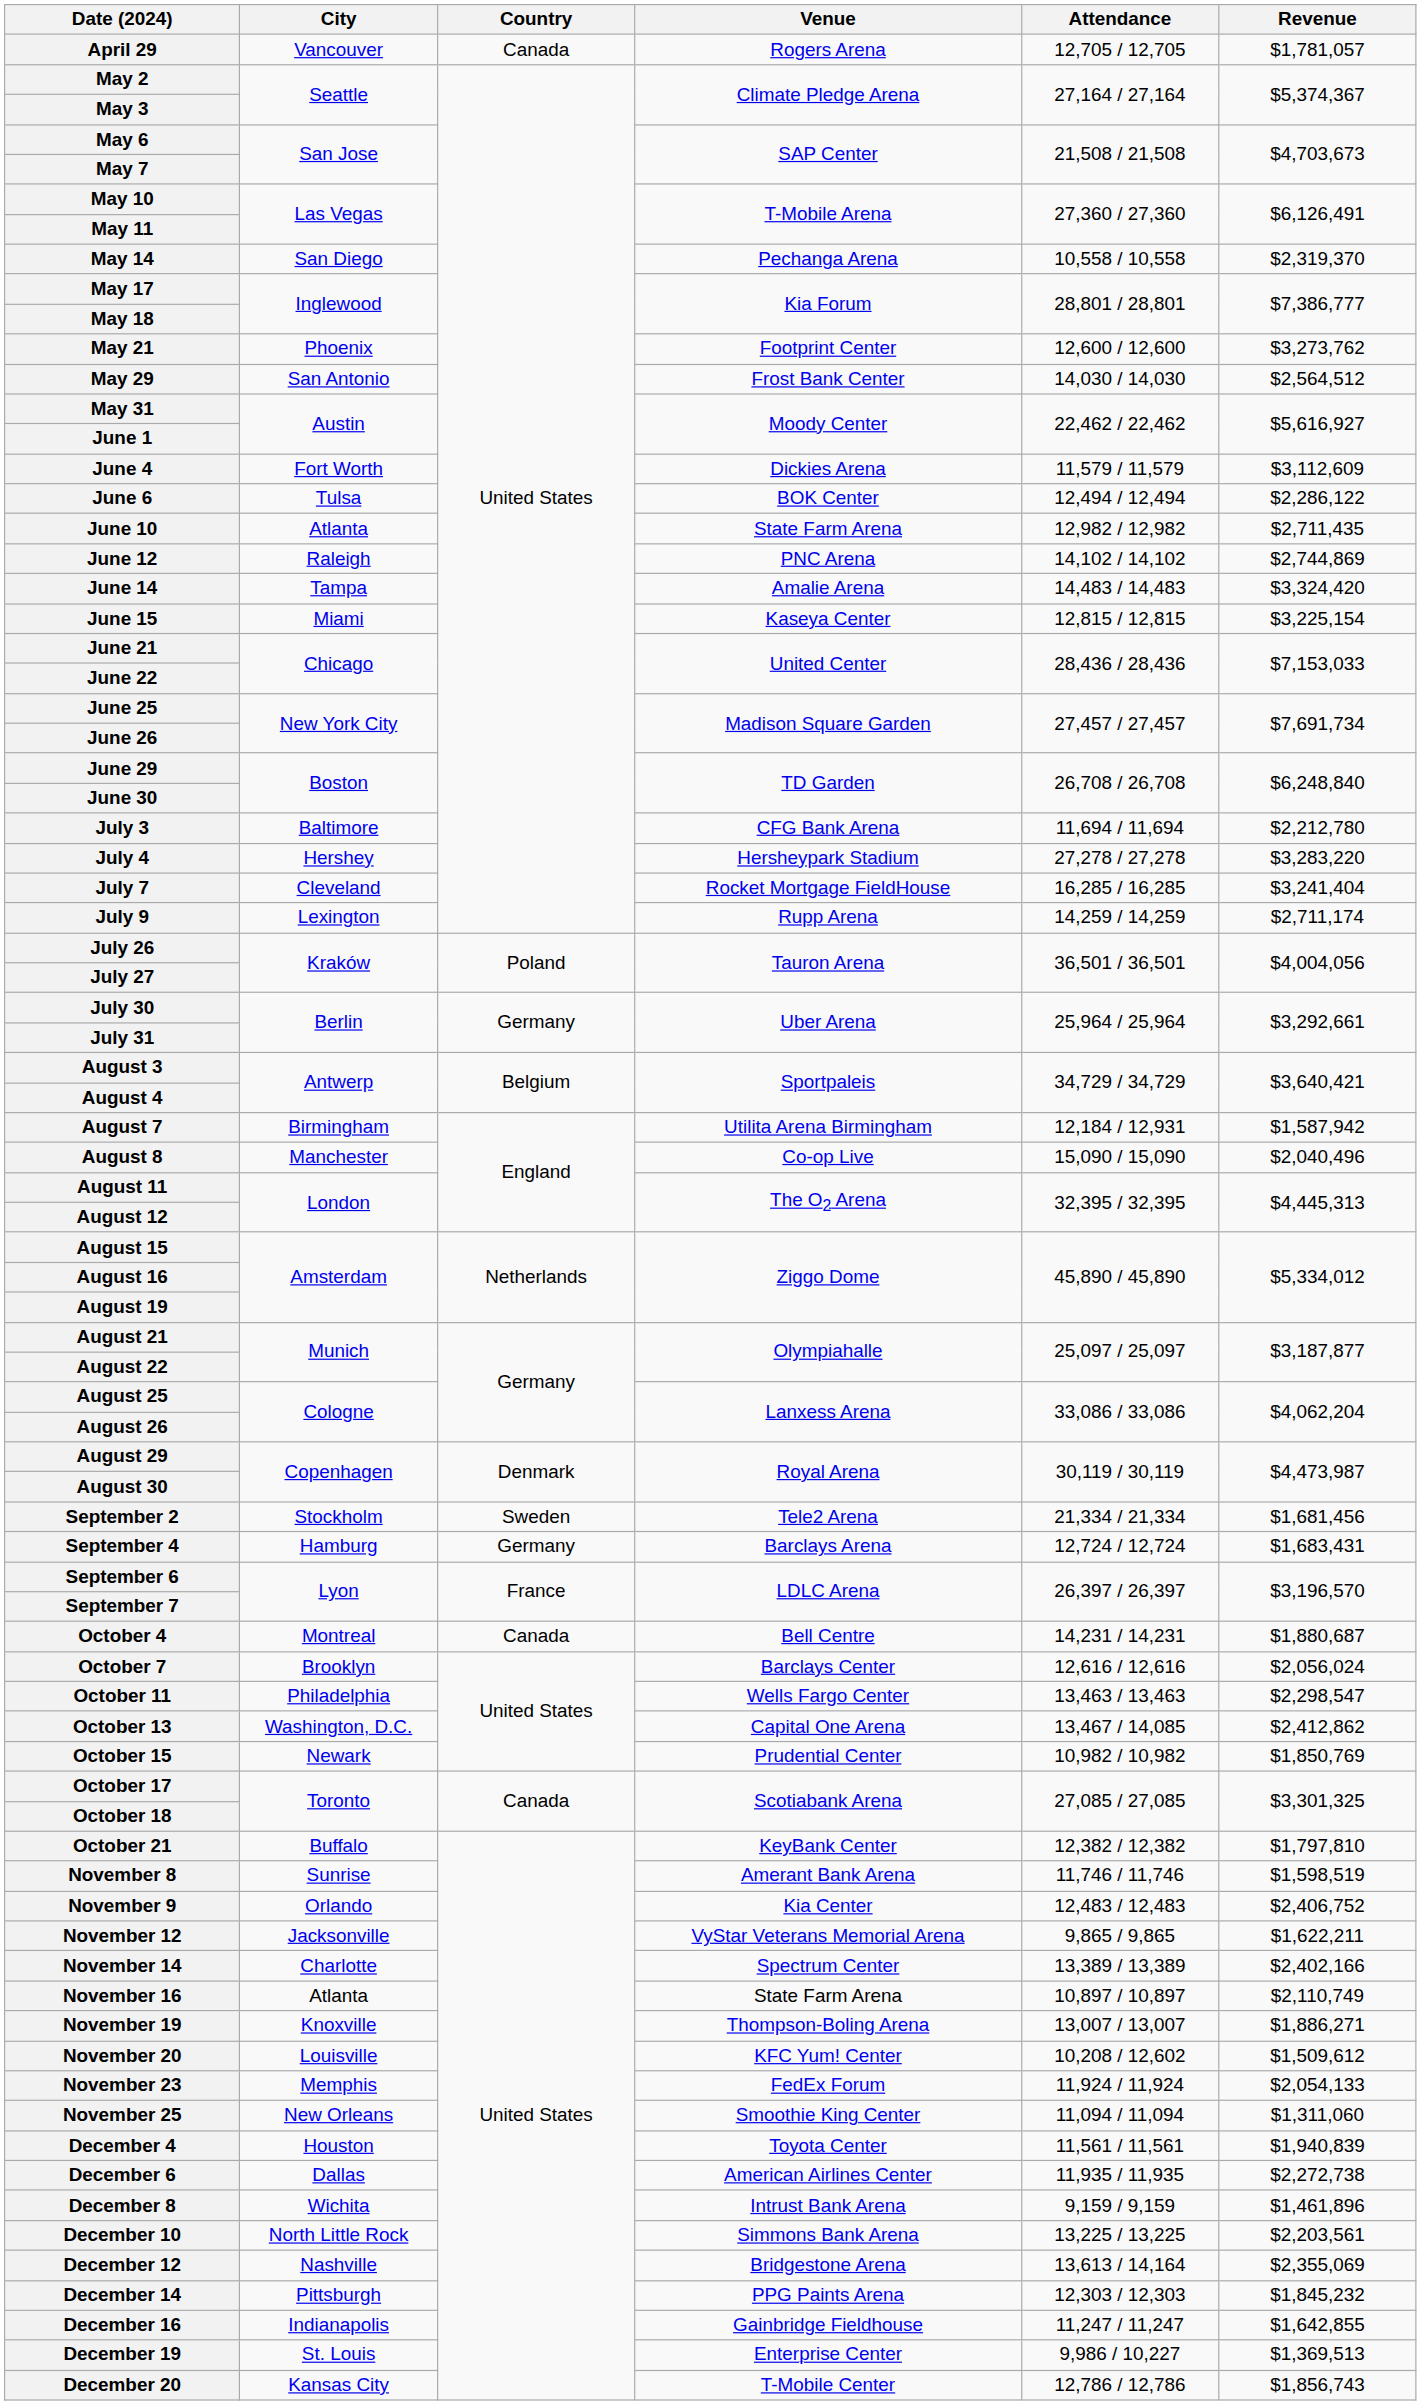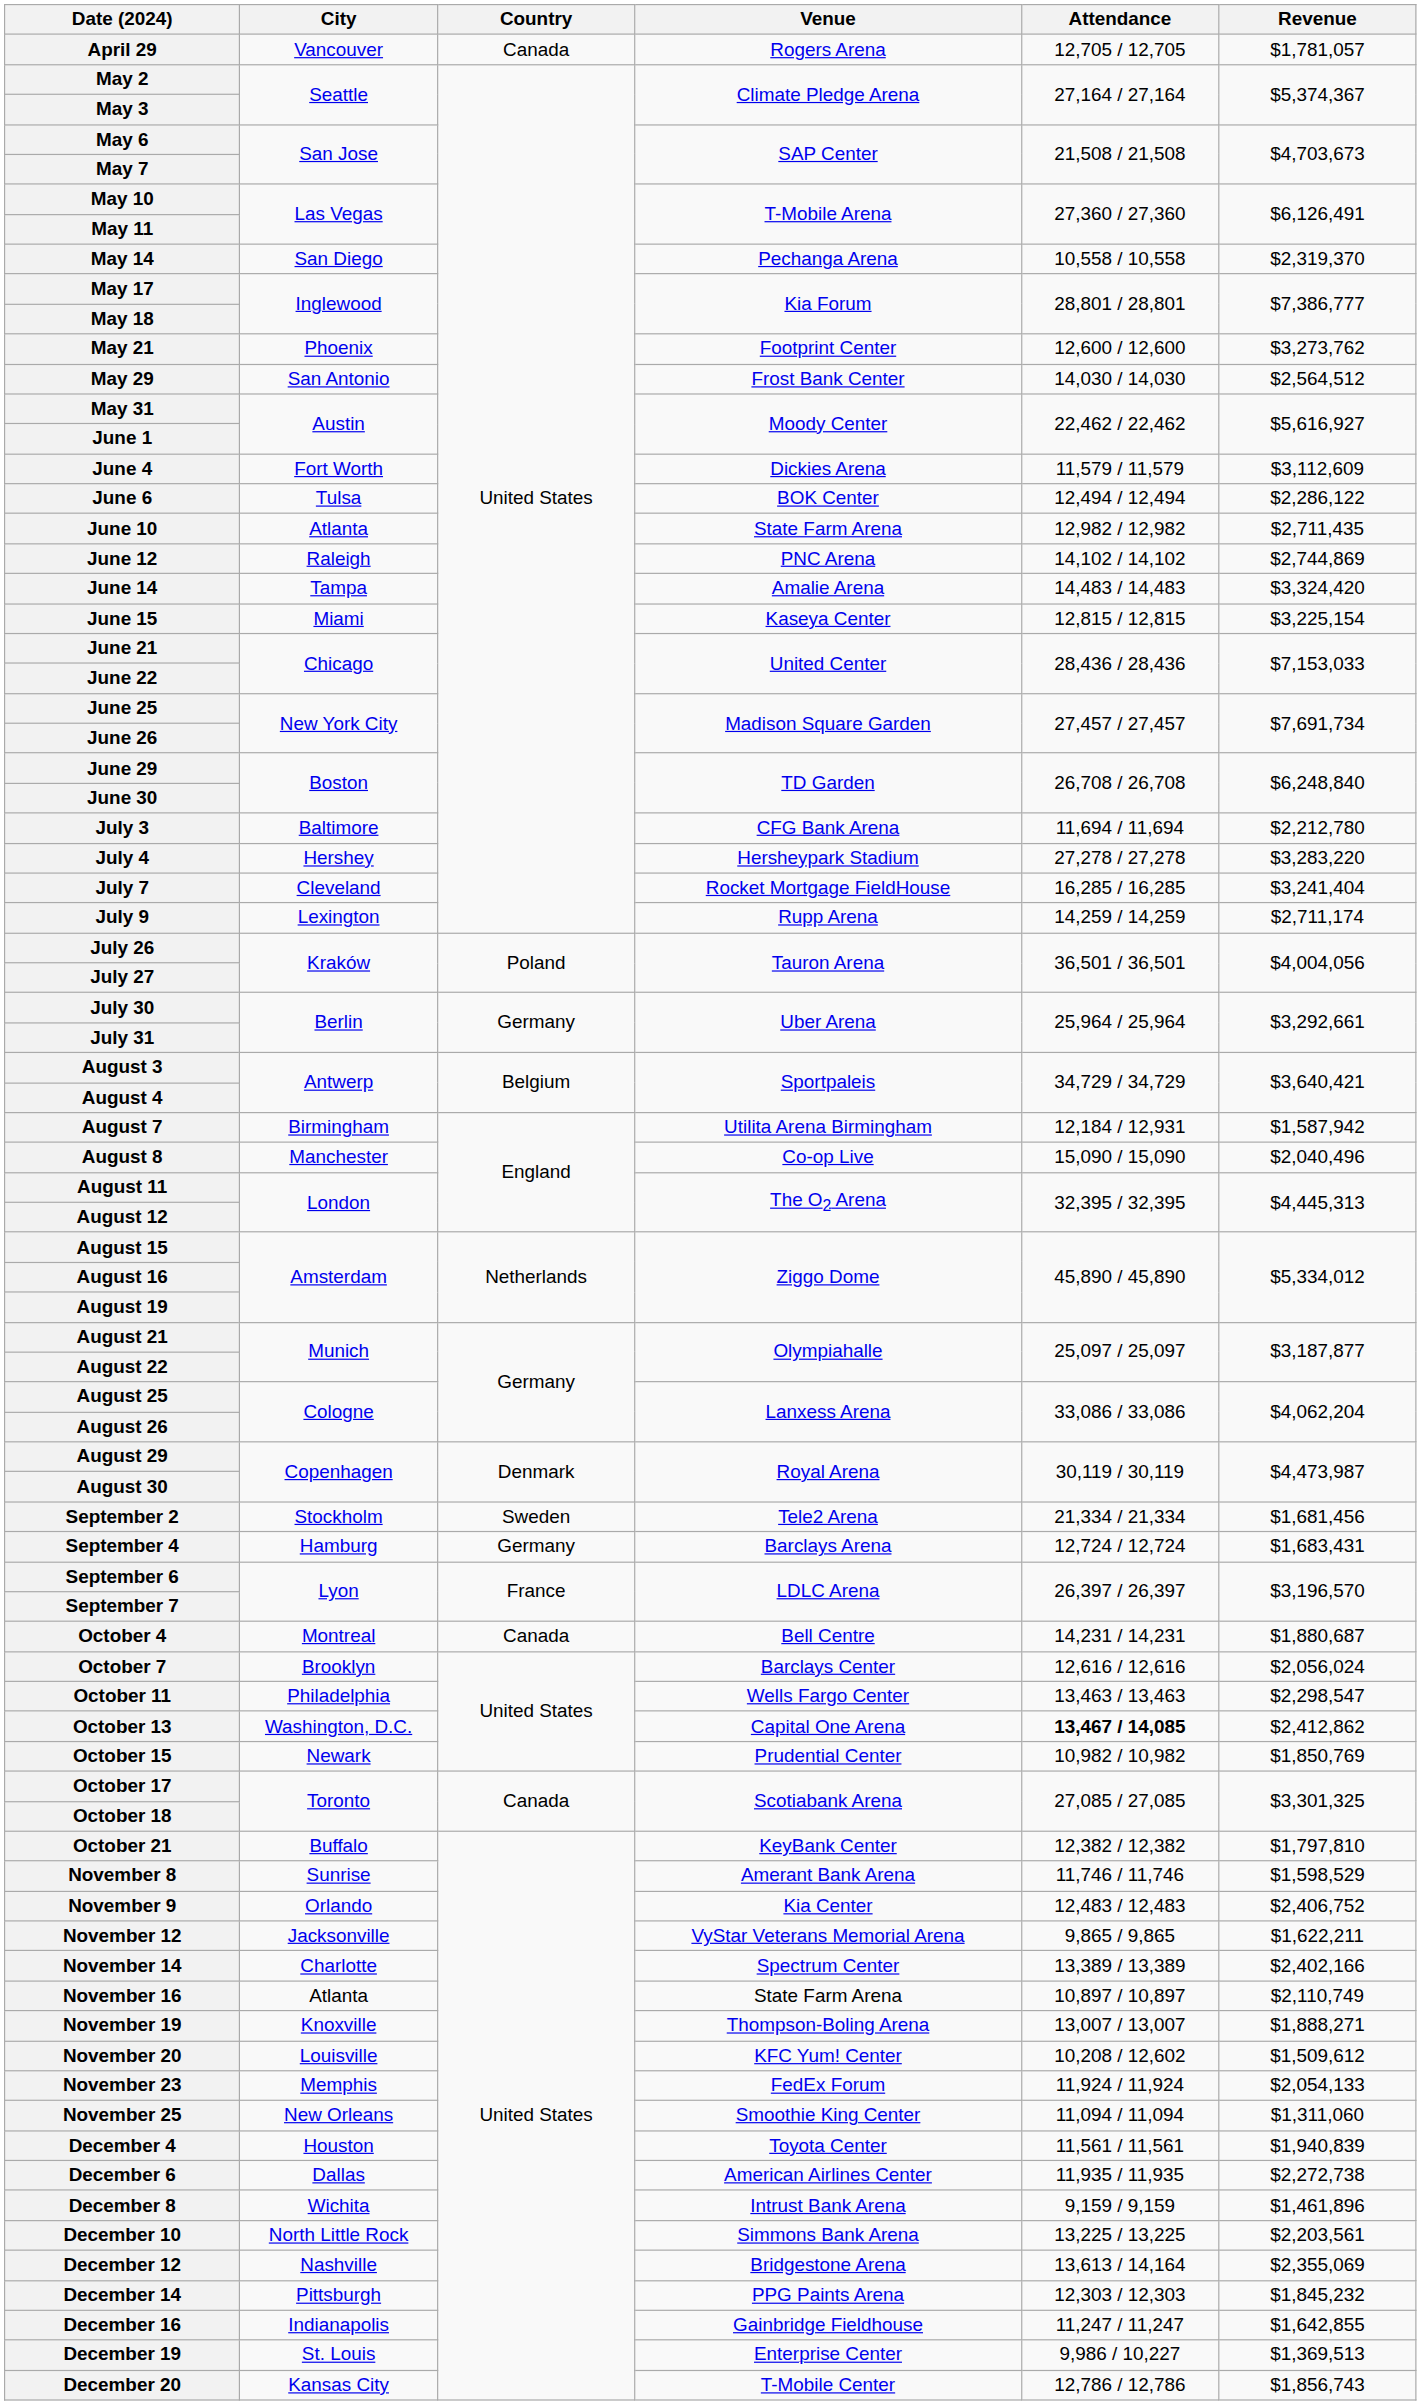(1120, 1726) normal -> (1120, 1726) bold
(1317, 1875) $1,598,519 -> (1317, 1875) $1,598,529
(1317, 2025) $1,886,271 -> (1317, 2025) $1,888,271
